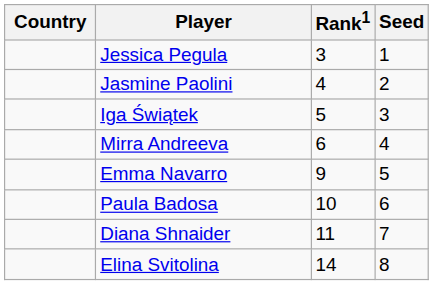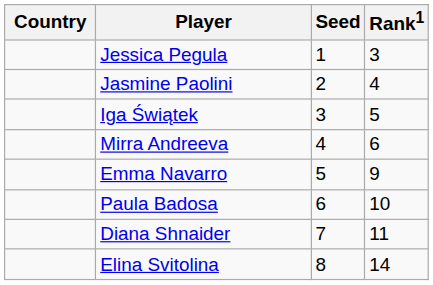columns swapped: (343, 22) <-> (402, 22)
